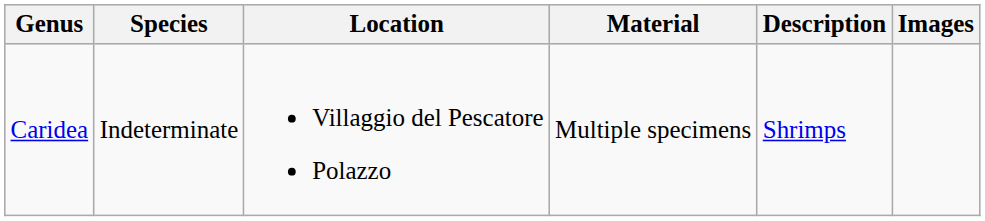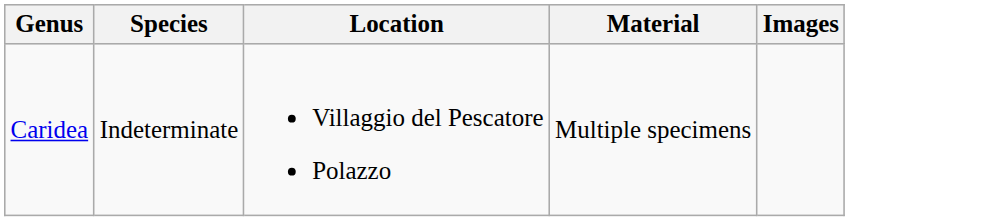- column: (824, 24)
